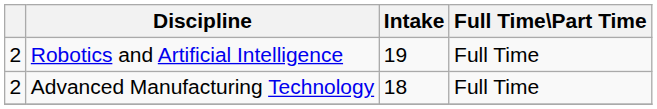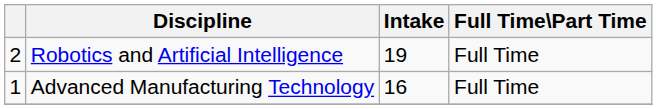(15, 87) 2 -> (15, 87) 1
(395, 87) 18 -> (395, 87) 16
